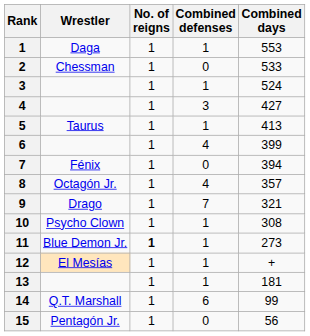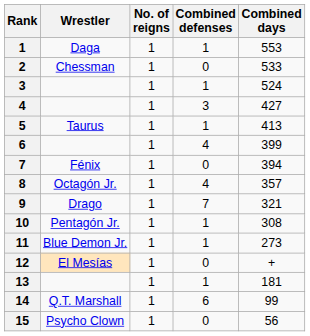(85, 223) Psycho Clown -> (85, 223) Pentagón Jr.
(151, 243) bold -> (151, 243) normal
(206, 262) 1 -> (206, 262) 0
(85, 321) Pentagón Jr. -> (85, 321) Psycho Clown
